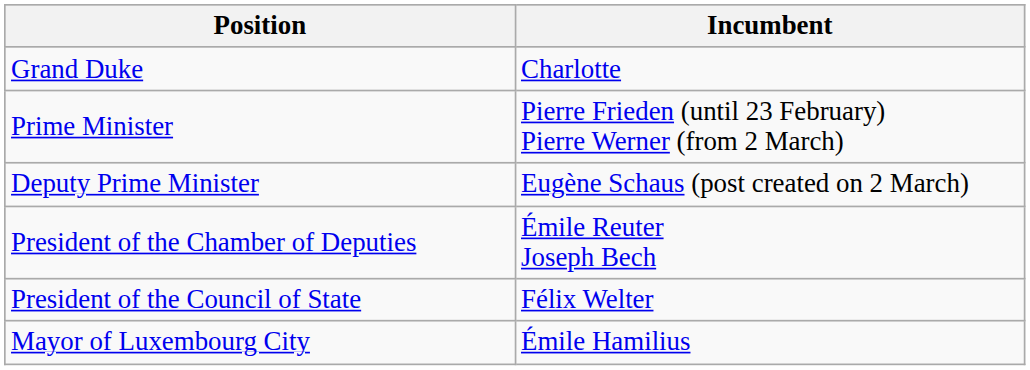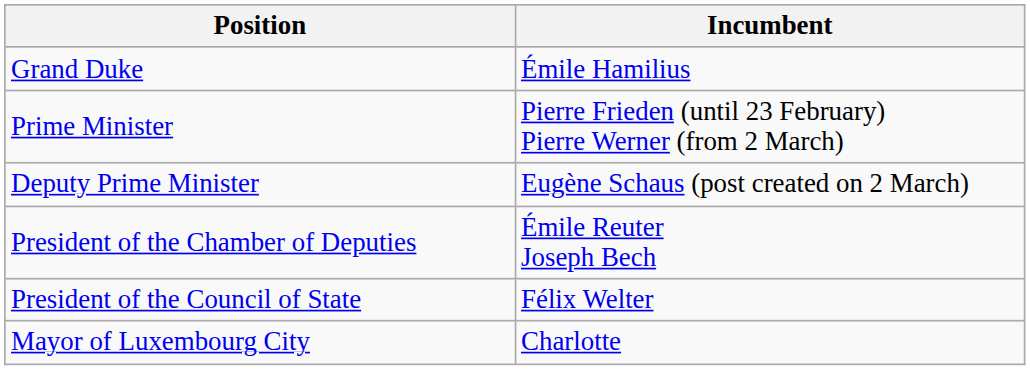(571, 68) Charlotte -> (606, 68) Émile Hamilius
(606, 342) Émile Hamilius -> (571, 342) Charlotte
